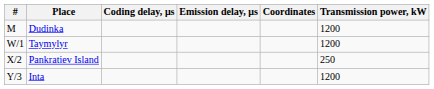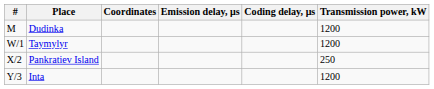columns swapped: (289, 12) <-> (139, 12)
